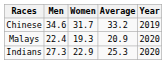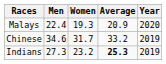rows swapped: (24, 39) <-> (24, 25)
(83, 53) 22.9 -> (83, 53) 23.2
(118, 53) normal -> (118, 53) bold
(150, 53) 2020 -> (150, 53) 2019
